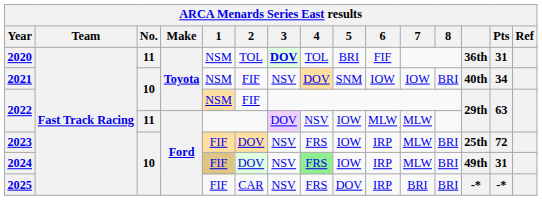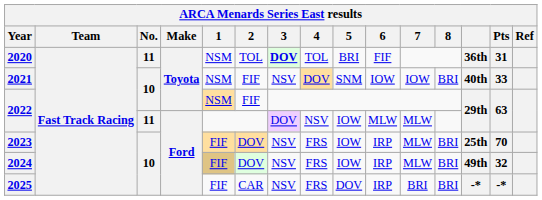(501, 78) 34 -> (501, 78) 33
(501, 142) 72 -> (501, 142) 70
(316, 163) lightgreen background -> (316, 163) no background
(501, 163) 31 -> (501, 163) 32
